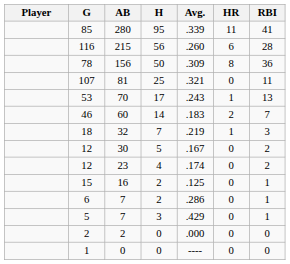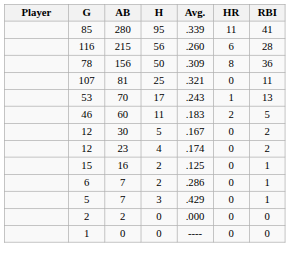(159, 115) 14 -> (159, 115) 11
(267, 115) 7 -> (267, 115) 5
- row: (87, 132)
